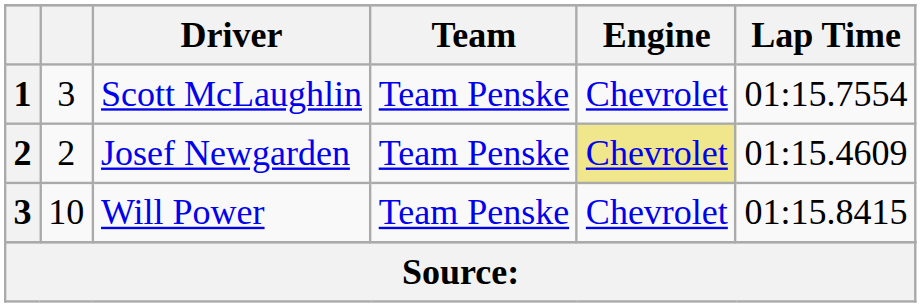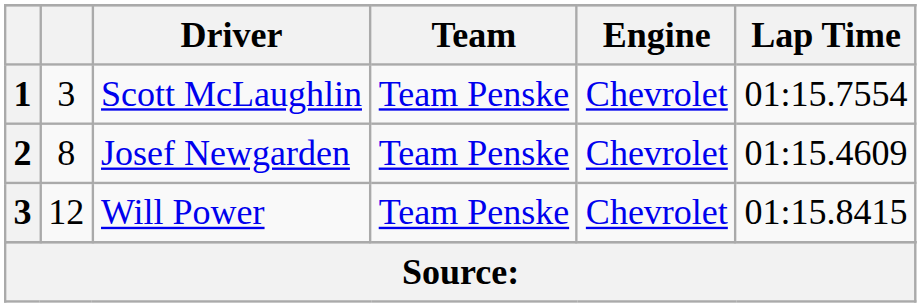(66, 153) 2 -> (66, 153) 8
(657, 153) khaki background -> (657, 153) no background
(66, 212) 10 -> (66, 212) 12
